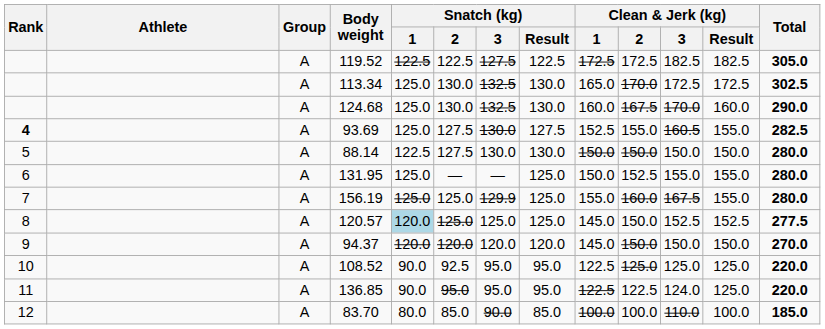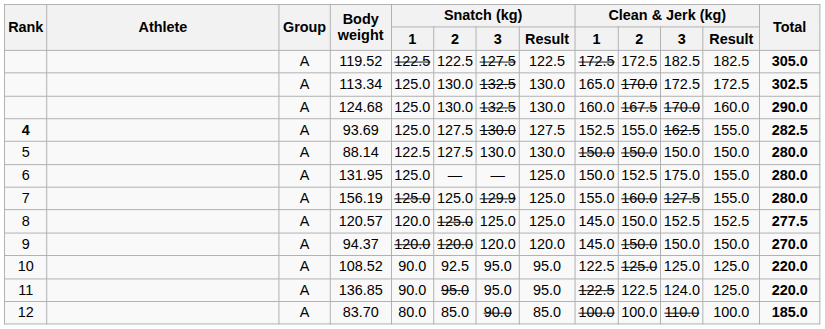(682, 130) 160.5 -> (682, 130) 162.5
(682, 175) 155.0 -> (682, 175) 175.0
(682, 198) 167.5 -> (682, 198) 127.5
(412, 221) lightblue background -> (412, 221) no background
